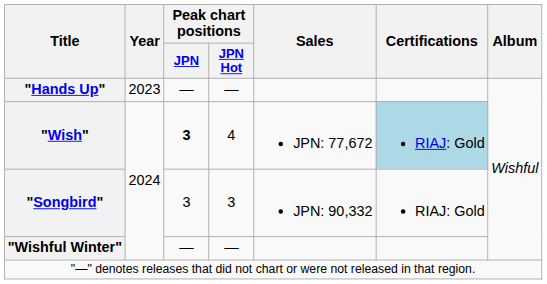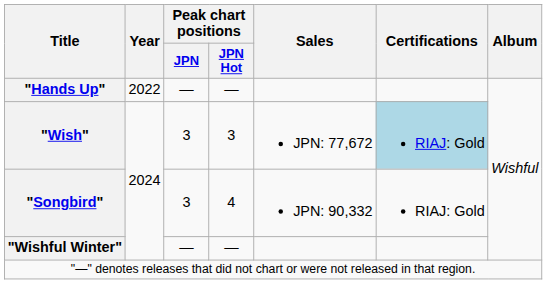(145, 89) 2023 -> (145, 89) 2022
(186, 135) bold -> (186, 135) normal
(231, 135) 4 -> (231, 135) 3
(231, 203) 3 -> (231, 203) 4
